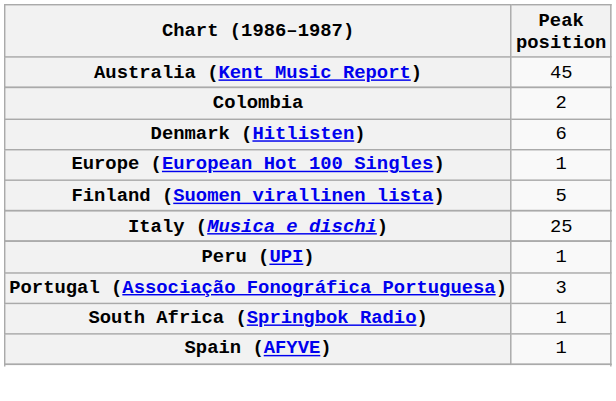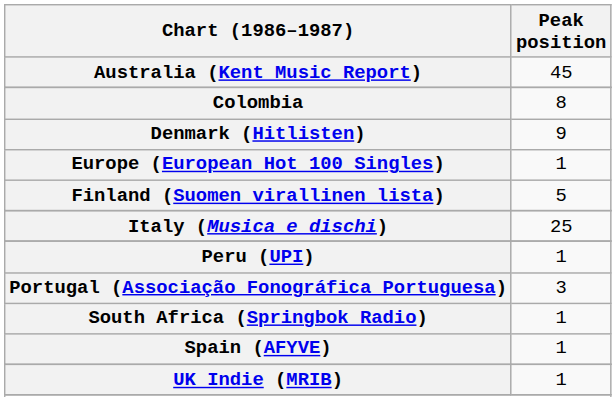(561, 103) 2 -> (561, 103) 8
(561, 134) 6 -> (561, 134) 9
+ row: (258, 380)
